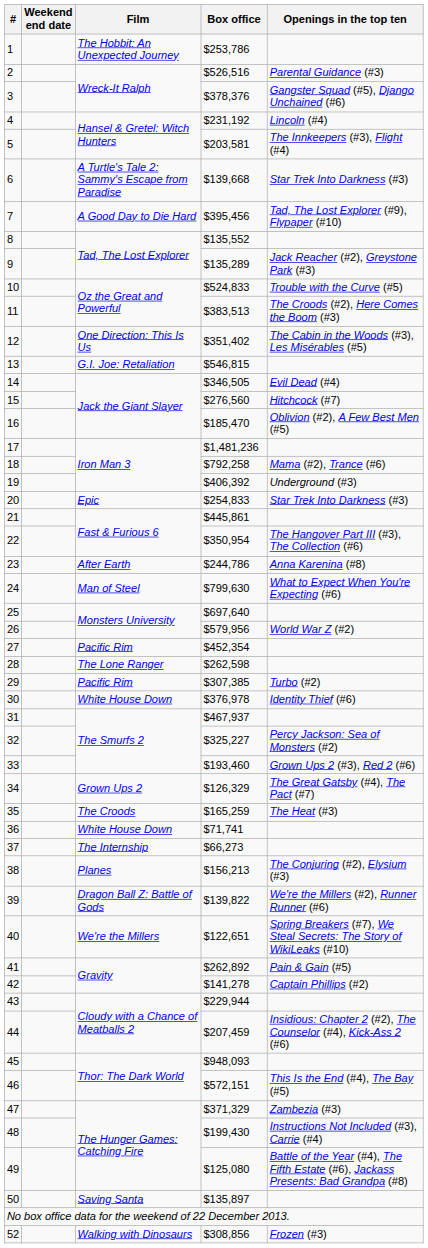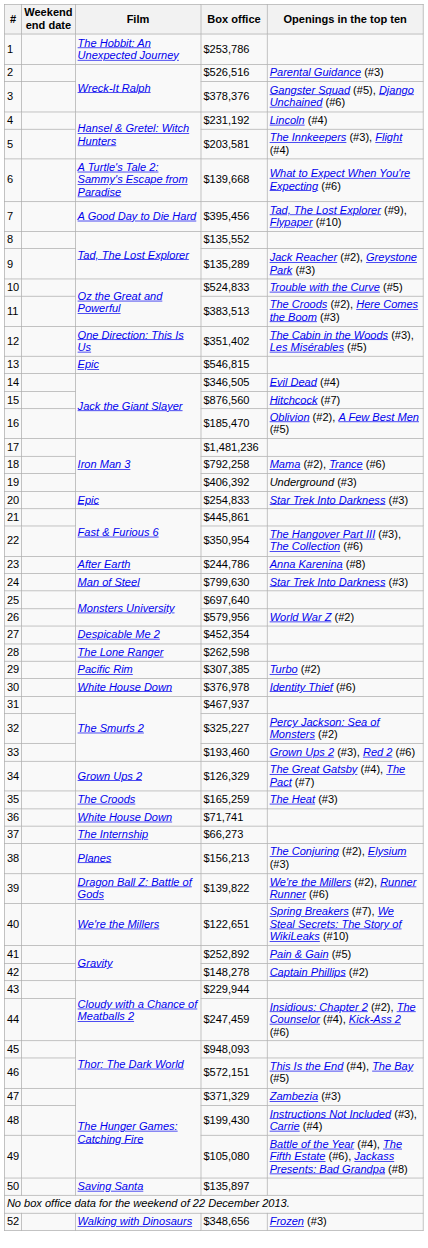(339, 180) Star Trek Into Darkness (#3) -> (340, 180) What to Expect When You're Expecting (#6)
(126, 365) G.I. Joe: Retaliation -> (88, 365) Epic
(226, 400) $276,560 -> (226, 400) $876,560
(340, 588) What to Expect When You're Expecting (#6) -> (339, 582) Star Trek Into Darkness (#3)
(105, 647) Pacific Rim -> (119, 635) Despicable Me 2
(226, 967) $262,892 -> (226, 954) $252,892
(226, 984) $141,278 -> (226, 972) $148,278
(226, 1032) $207,459 -> (226, 1019) $247,459
(226, 1169) $125,080 -> (226, 1156) $105,080
(226, 1234) $308,856 -> (226, 1221) $348,656
